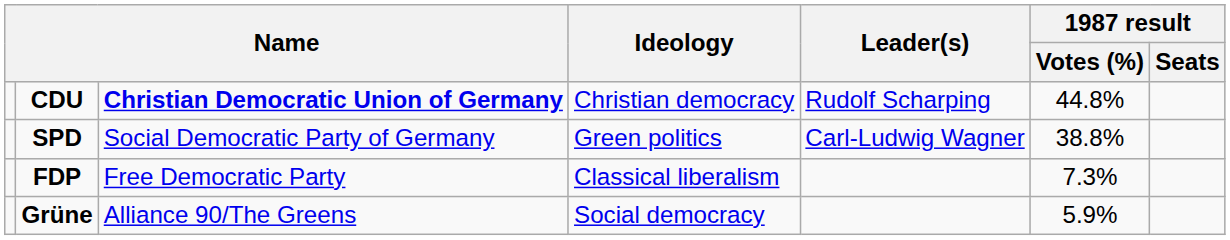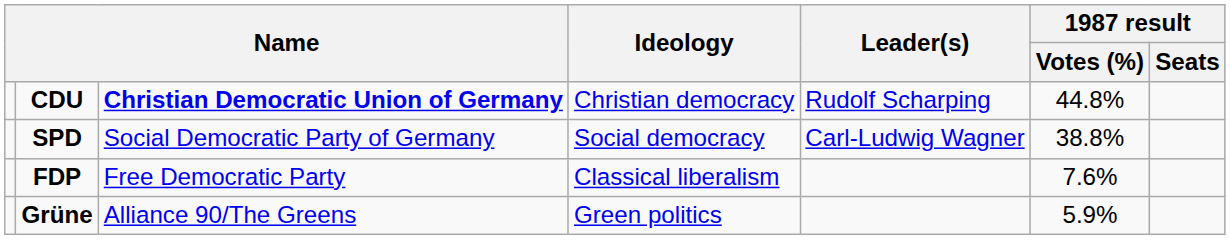(648, 138) Green politics -> (669, 138) Social democracy
(1090, 176) 7.3% -> (1090, 176) 7.6%
(669, 215) Social democracy -> (648, 215) Green politics
